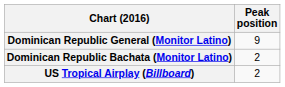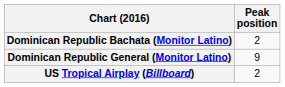rows swapped: (119, 57) <-> (119, 40)
